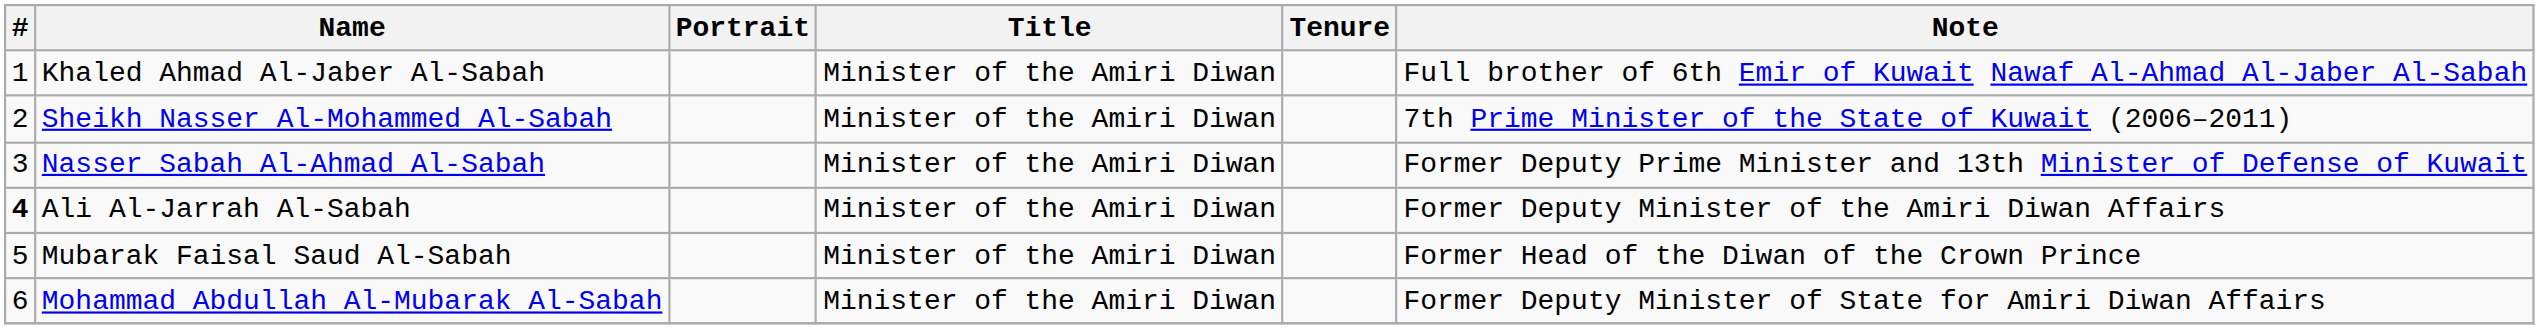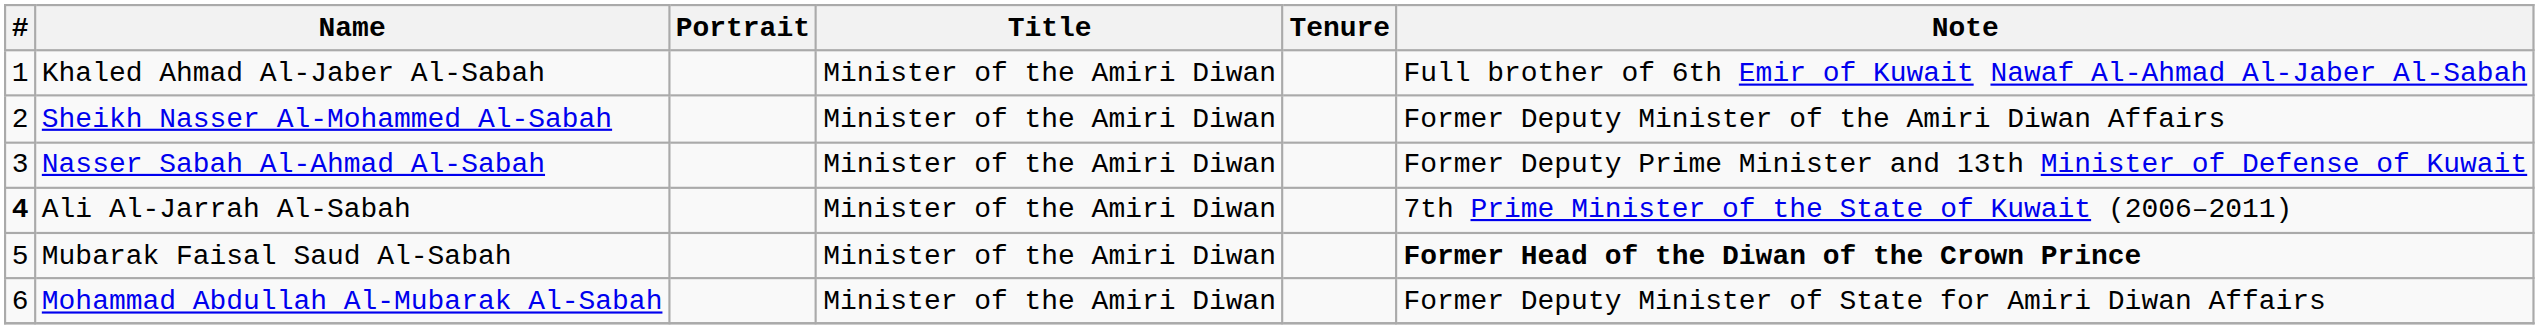(1848, 119) 7th Prime Minister of the State of Kuwait (2006–2011) -> (1814, 119) Former Deputy Minister of the Amiri Diwan Affairs
(1814, 210) Former Deputy Minister of the Amiri Diwan Affairs -> (1848, 210) 7th Prime Minister of the State of Kuwait (2006–2011)
(1772, 256) normal -> (1772, 256) bold
